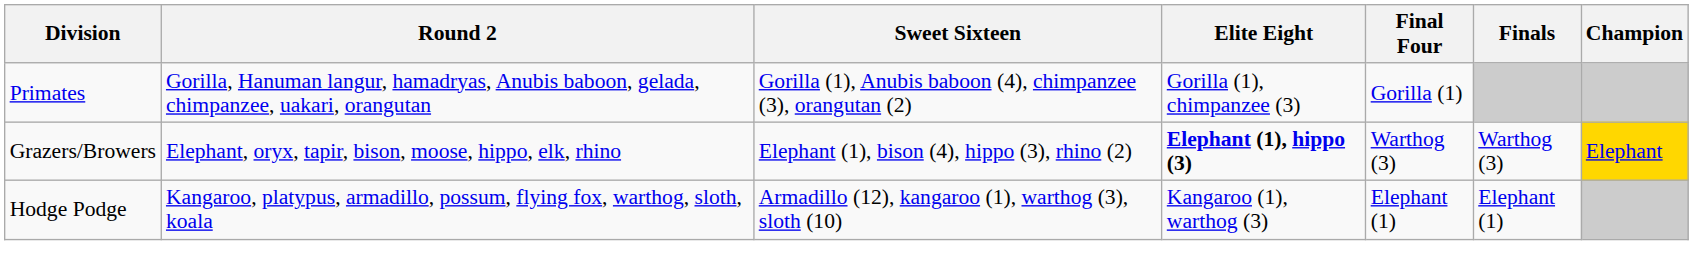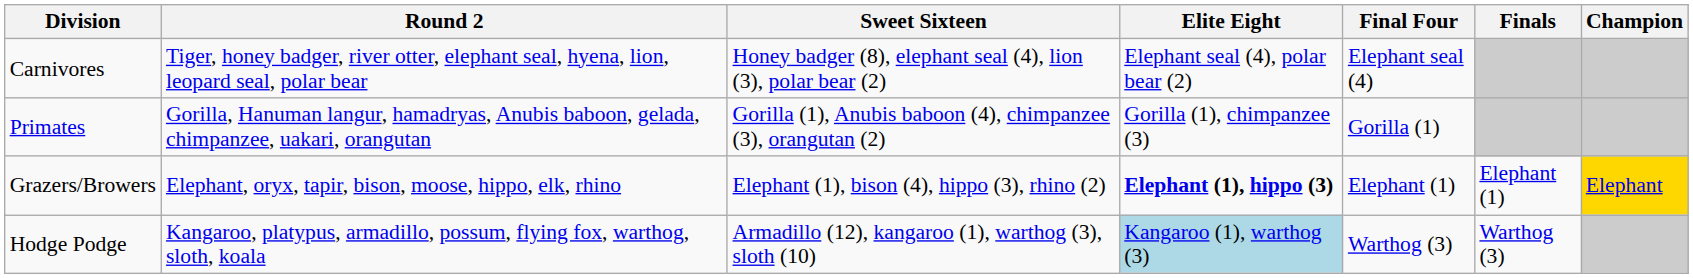+ row: (57, 68)
(1408, 150) Warthog (3) -> (1402, 185) Elephant (1)
(1515, 150) Warthog (3) -> (1518, 185) Elephant (1)
(1227, 209) no background -> (1223, 243) lightblue background
(1409, 209) Elephant (1) -> (1400, 243) Warthog (3)
(1517, 209) Elephant (1) -> (1516, 243) Warthog (3)
